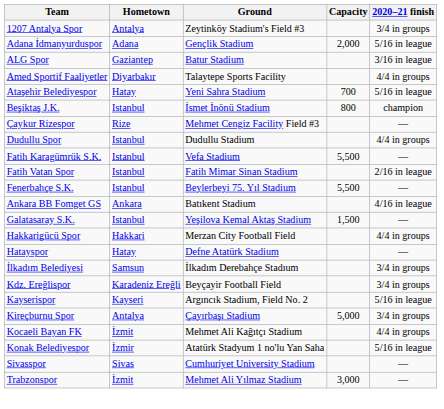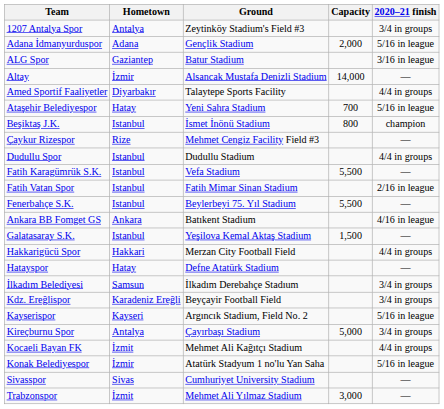+ row: (18, 76)
